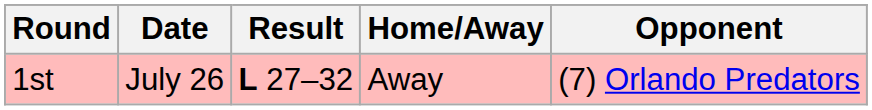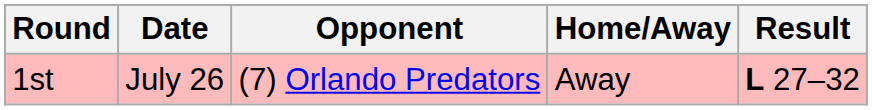columns swapped: (709, 29) <-> (296, 29)
